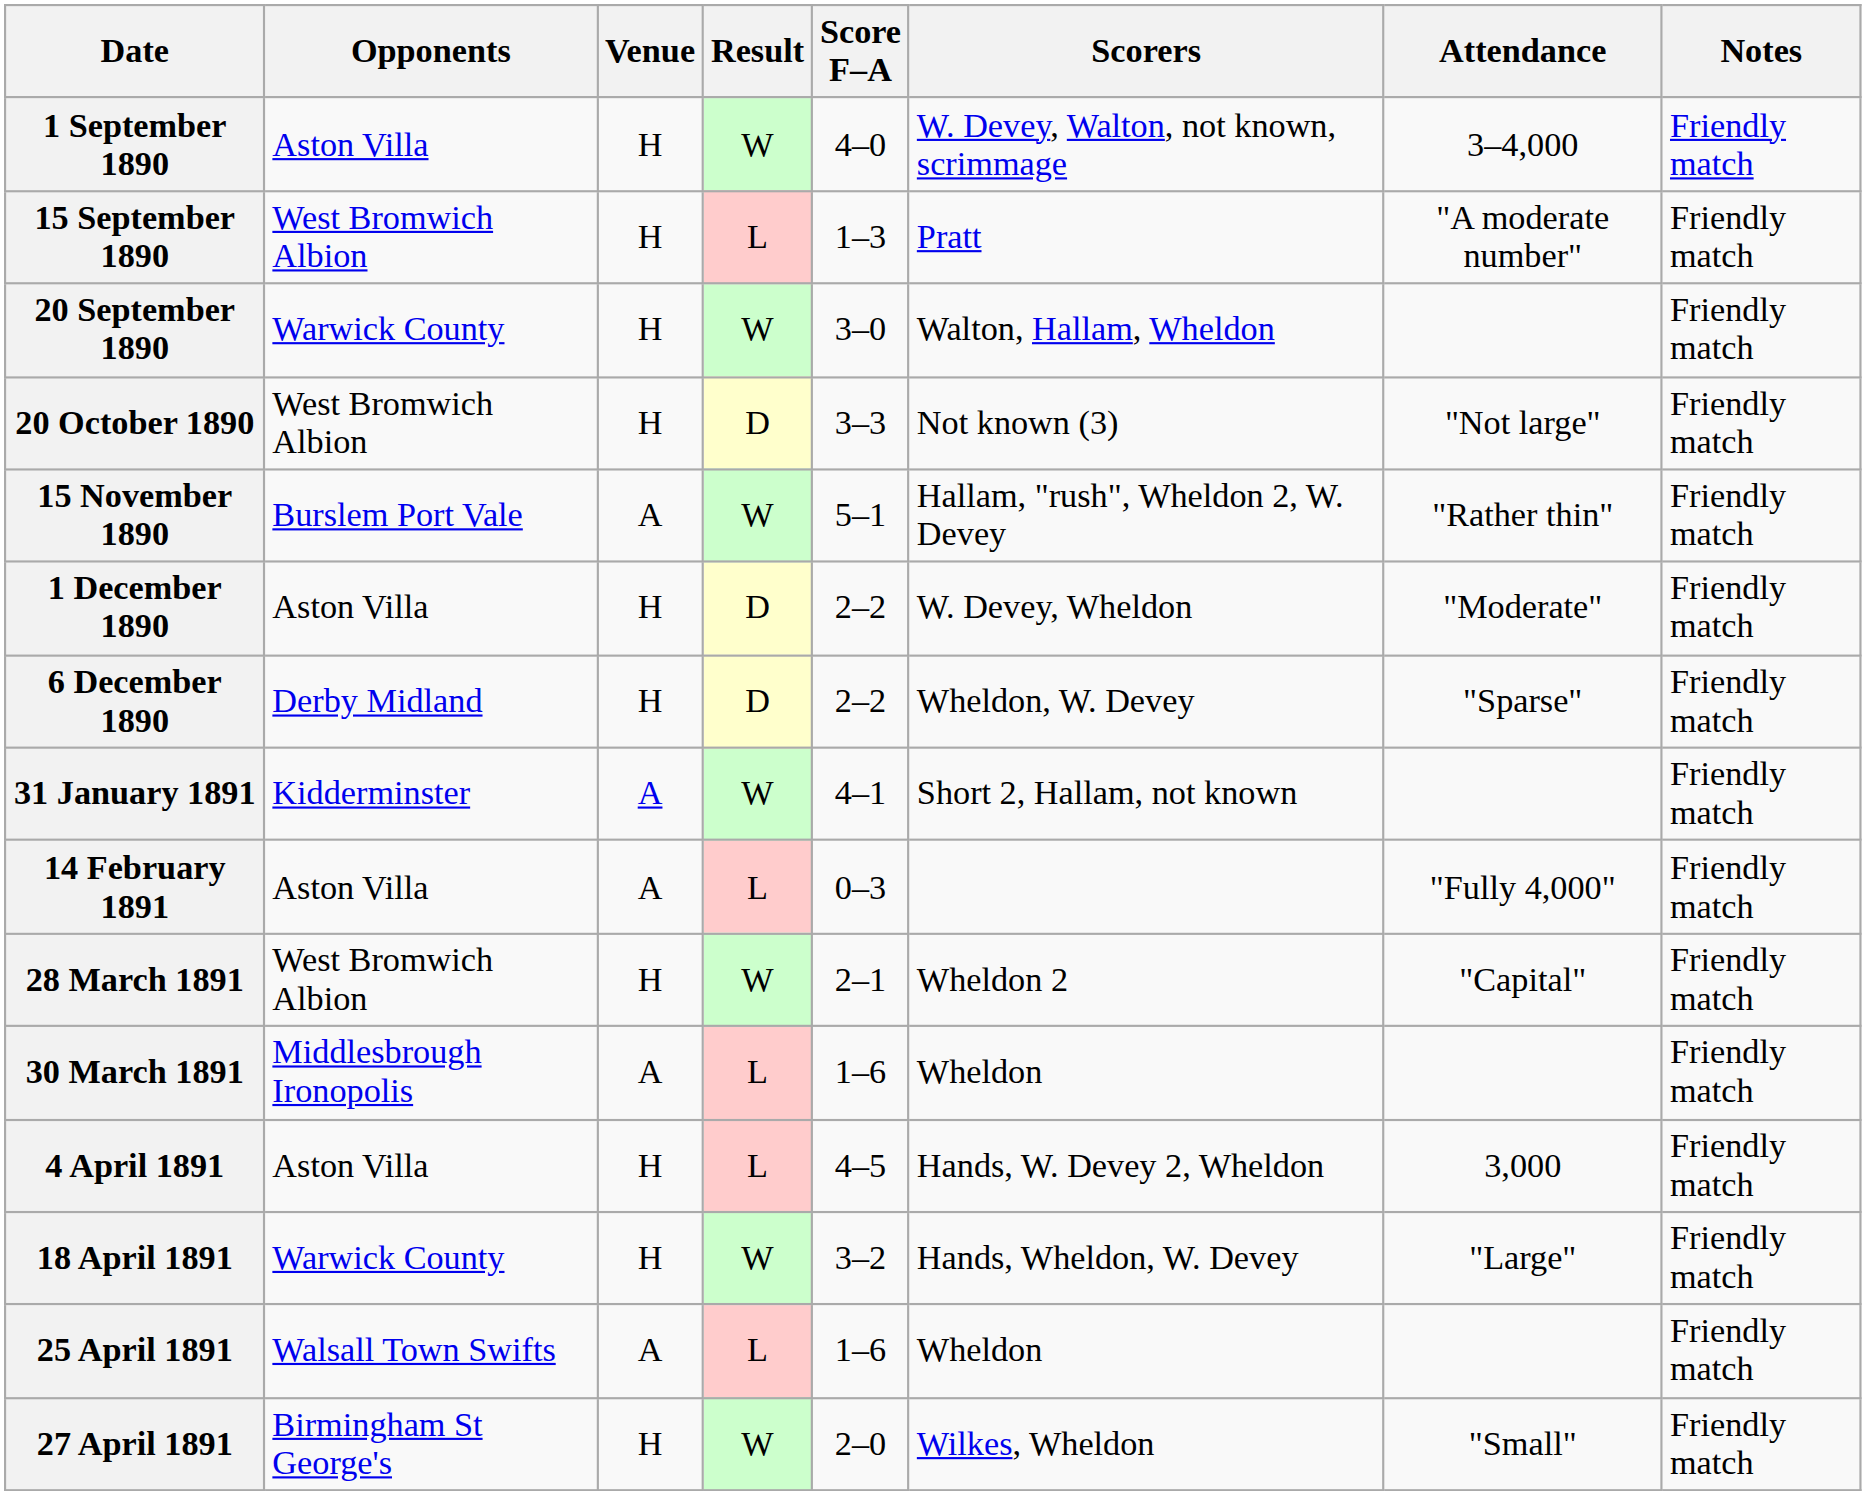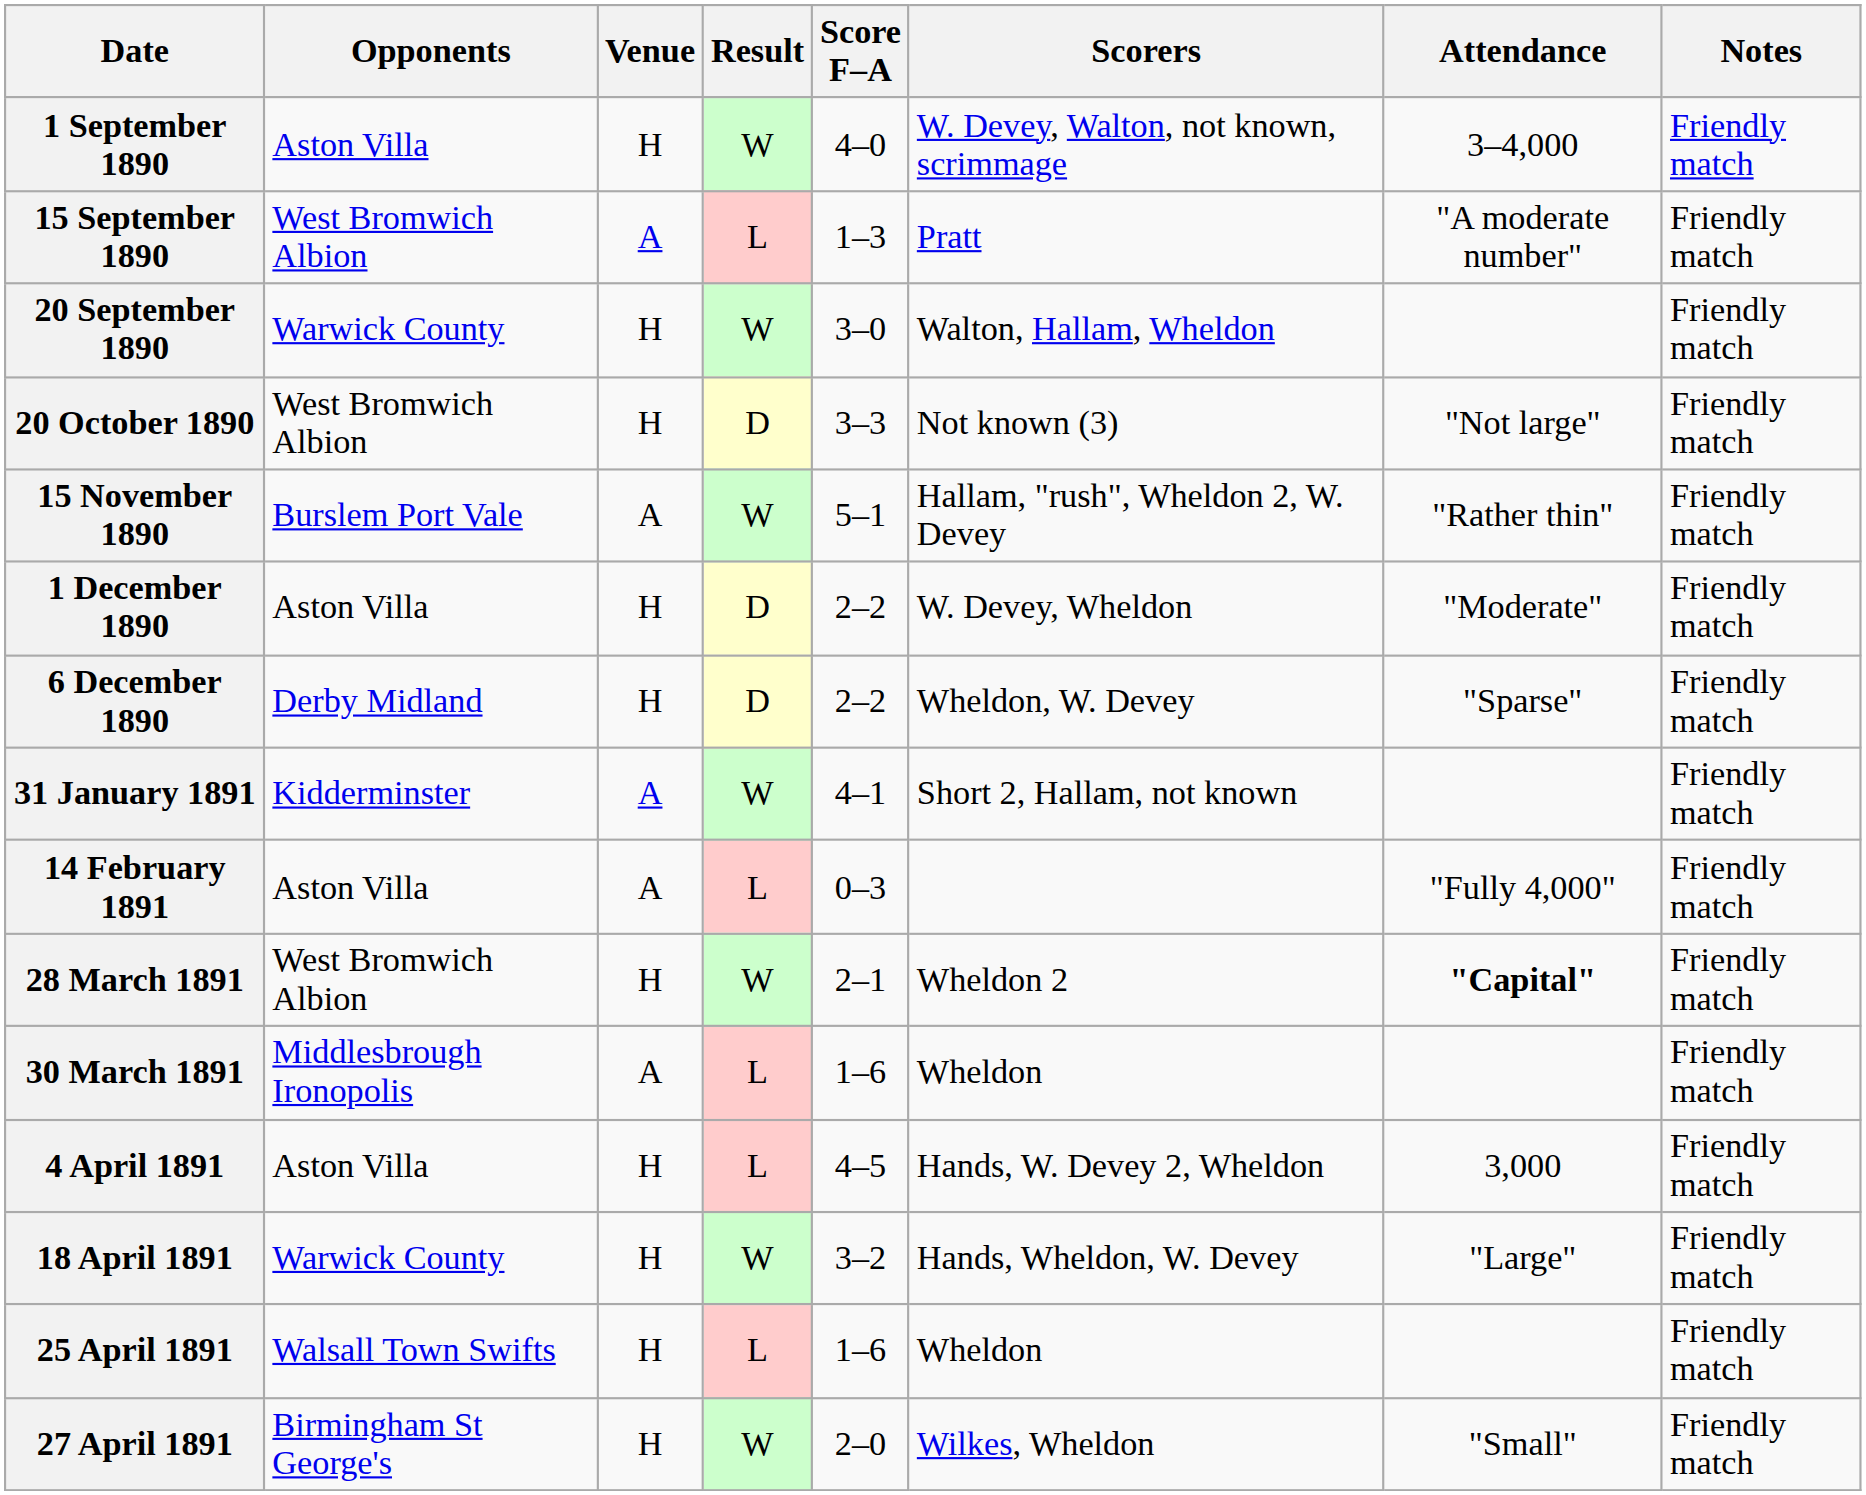(650, 236) H -> (650, 236) A
(1523, 979) normal -> (1523, 979) bold
(650, 1350) A -> (650, 1350) H
